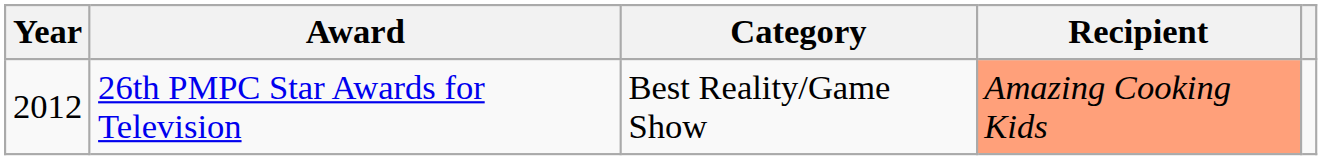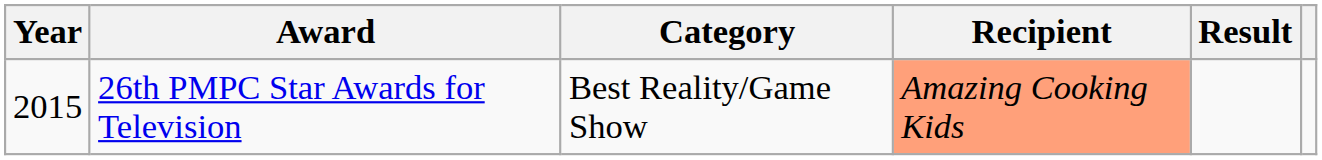+ column: (1245, 31)
(48, 106) 2012 -> (48, 106) 2015
